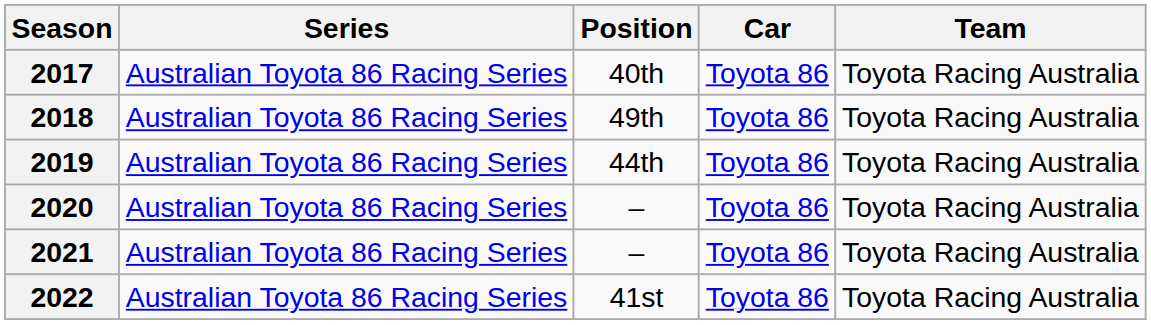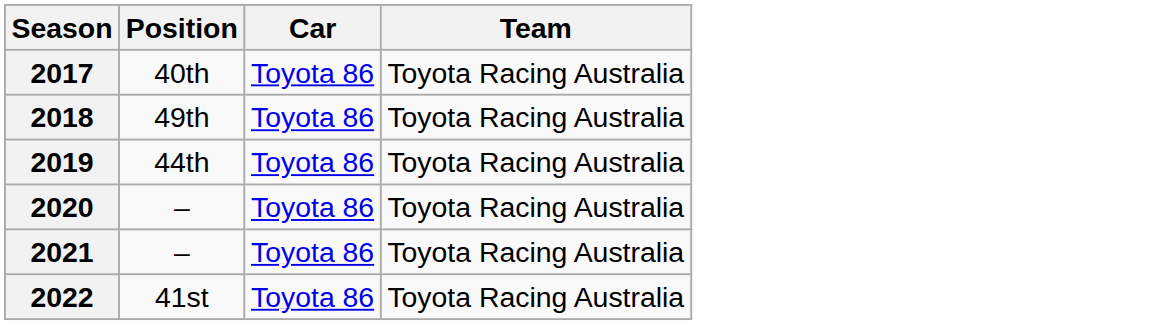- column: (347, 28)
